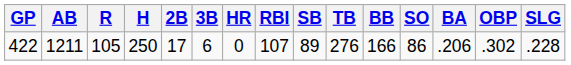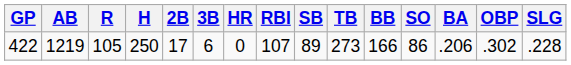(64, 45) 1211 -> (65, 45) 1219
(344, 45) 276 -> (346, 45) 273
